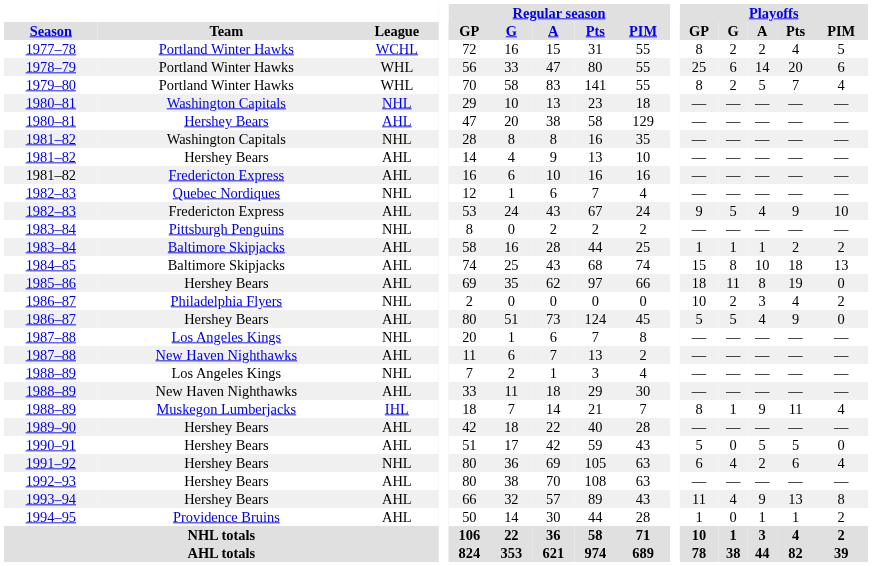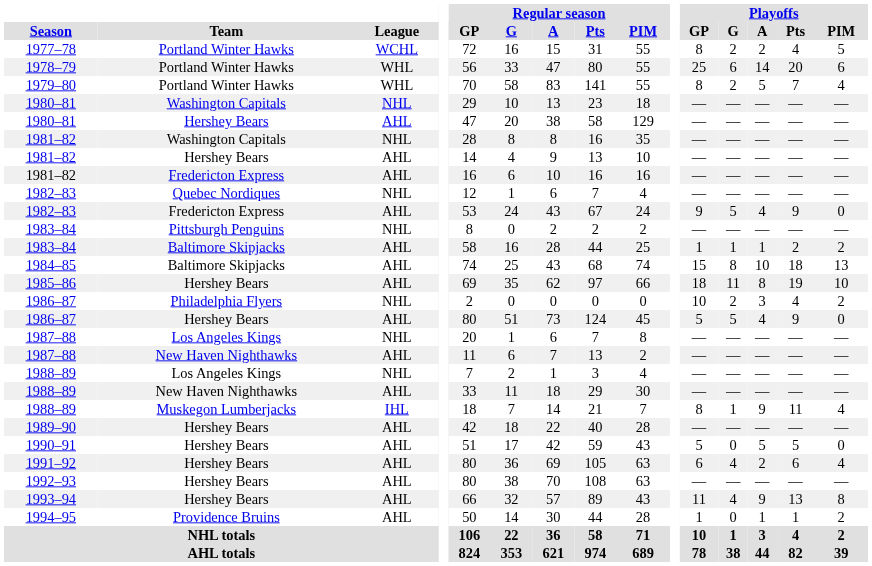(841, 211) 10 -> (841, 211) 0
(841, 283) 0 -> (841, 283) 10
(397, 463) NHL -> (397, 463) AHL
